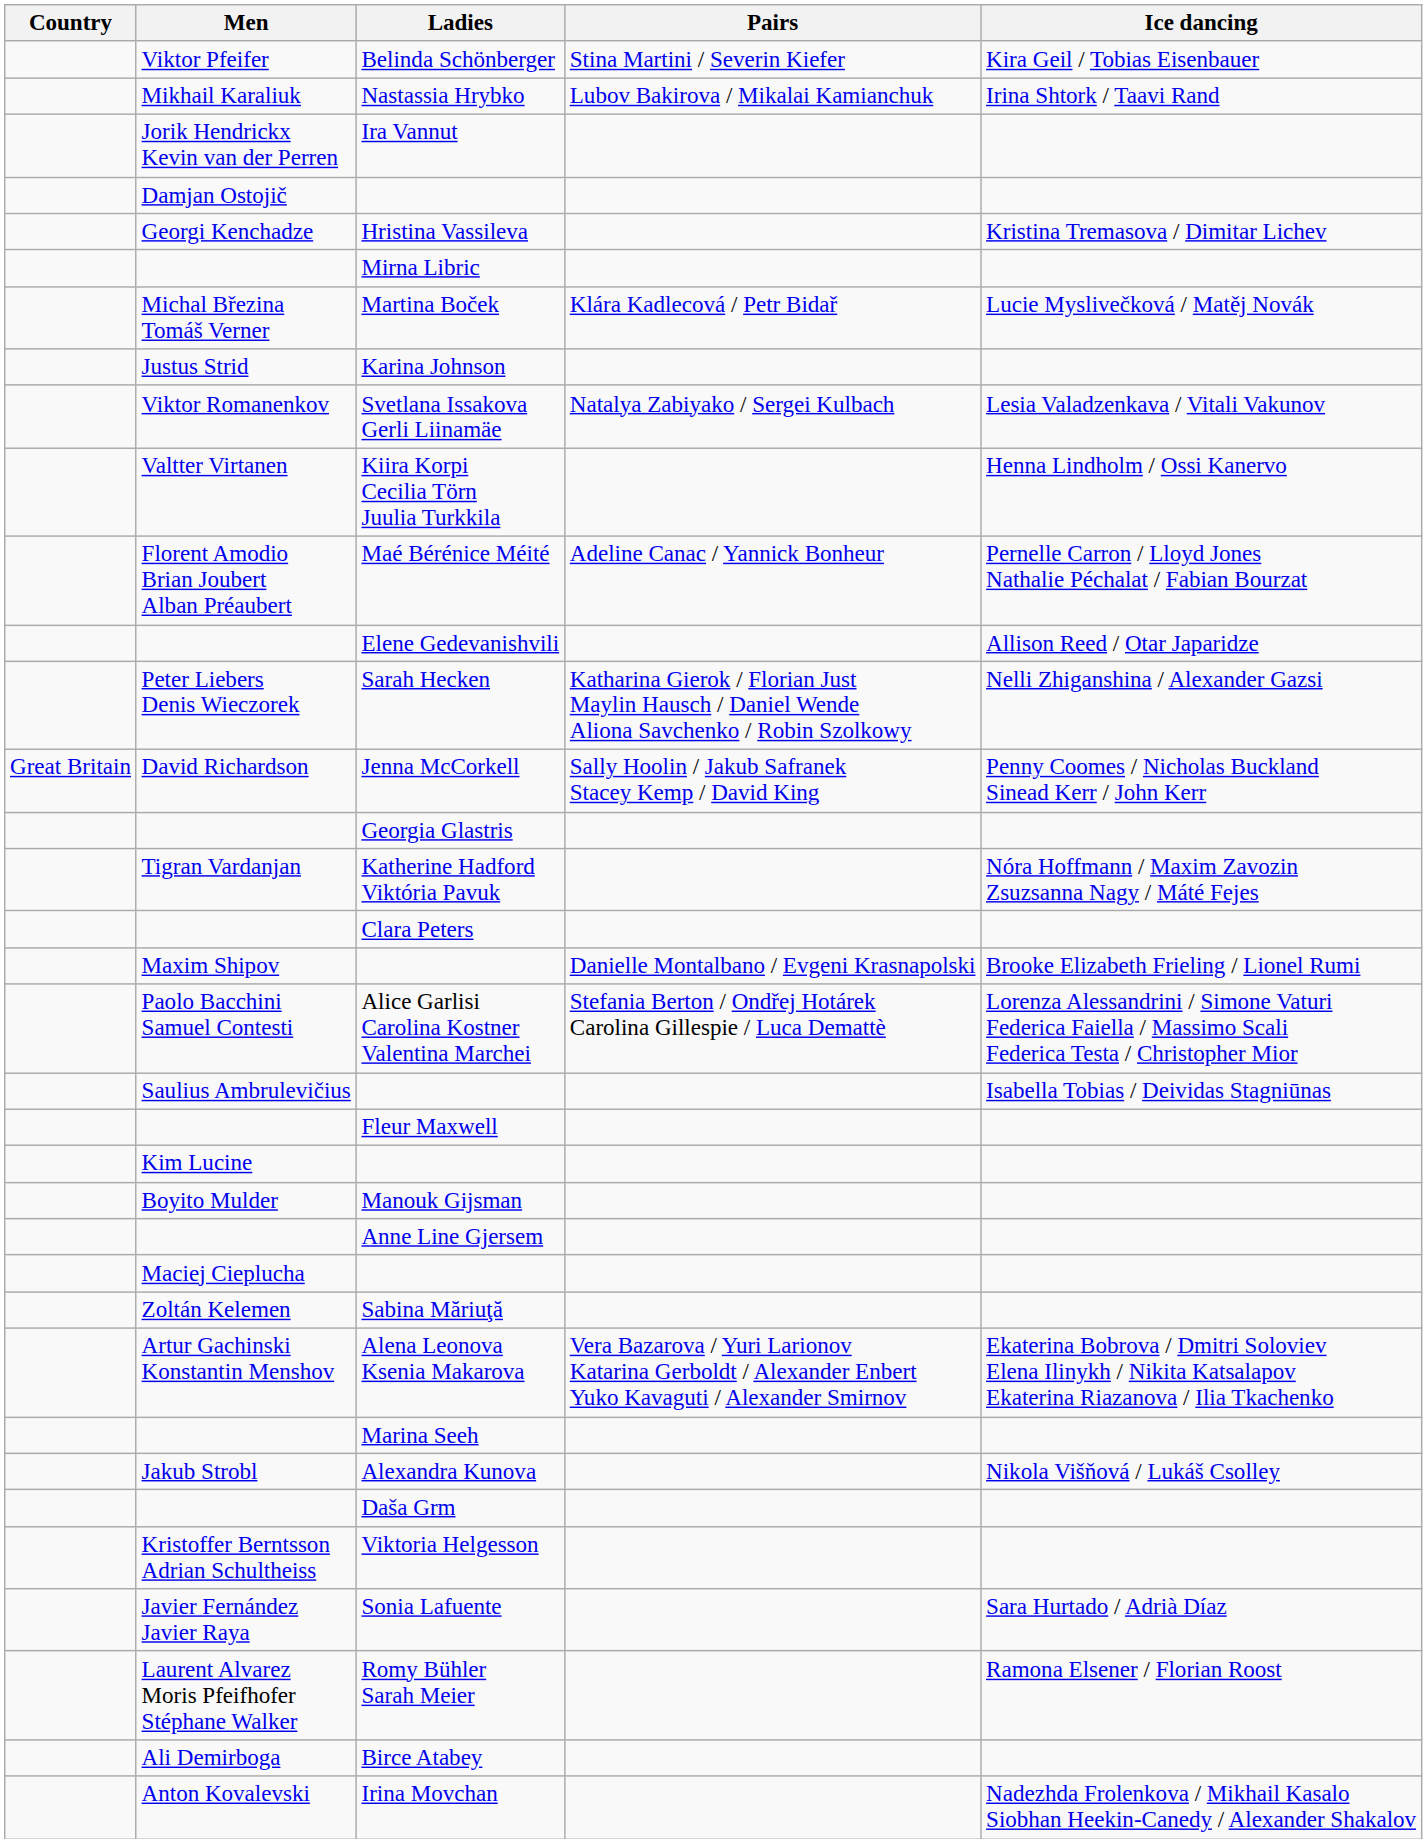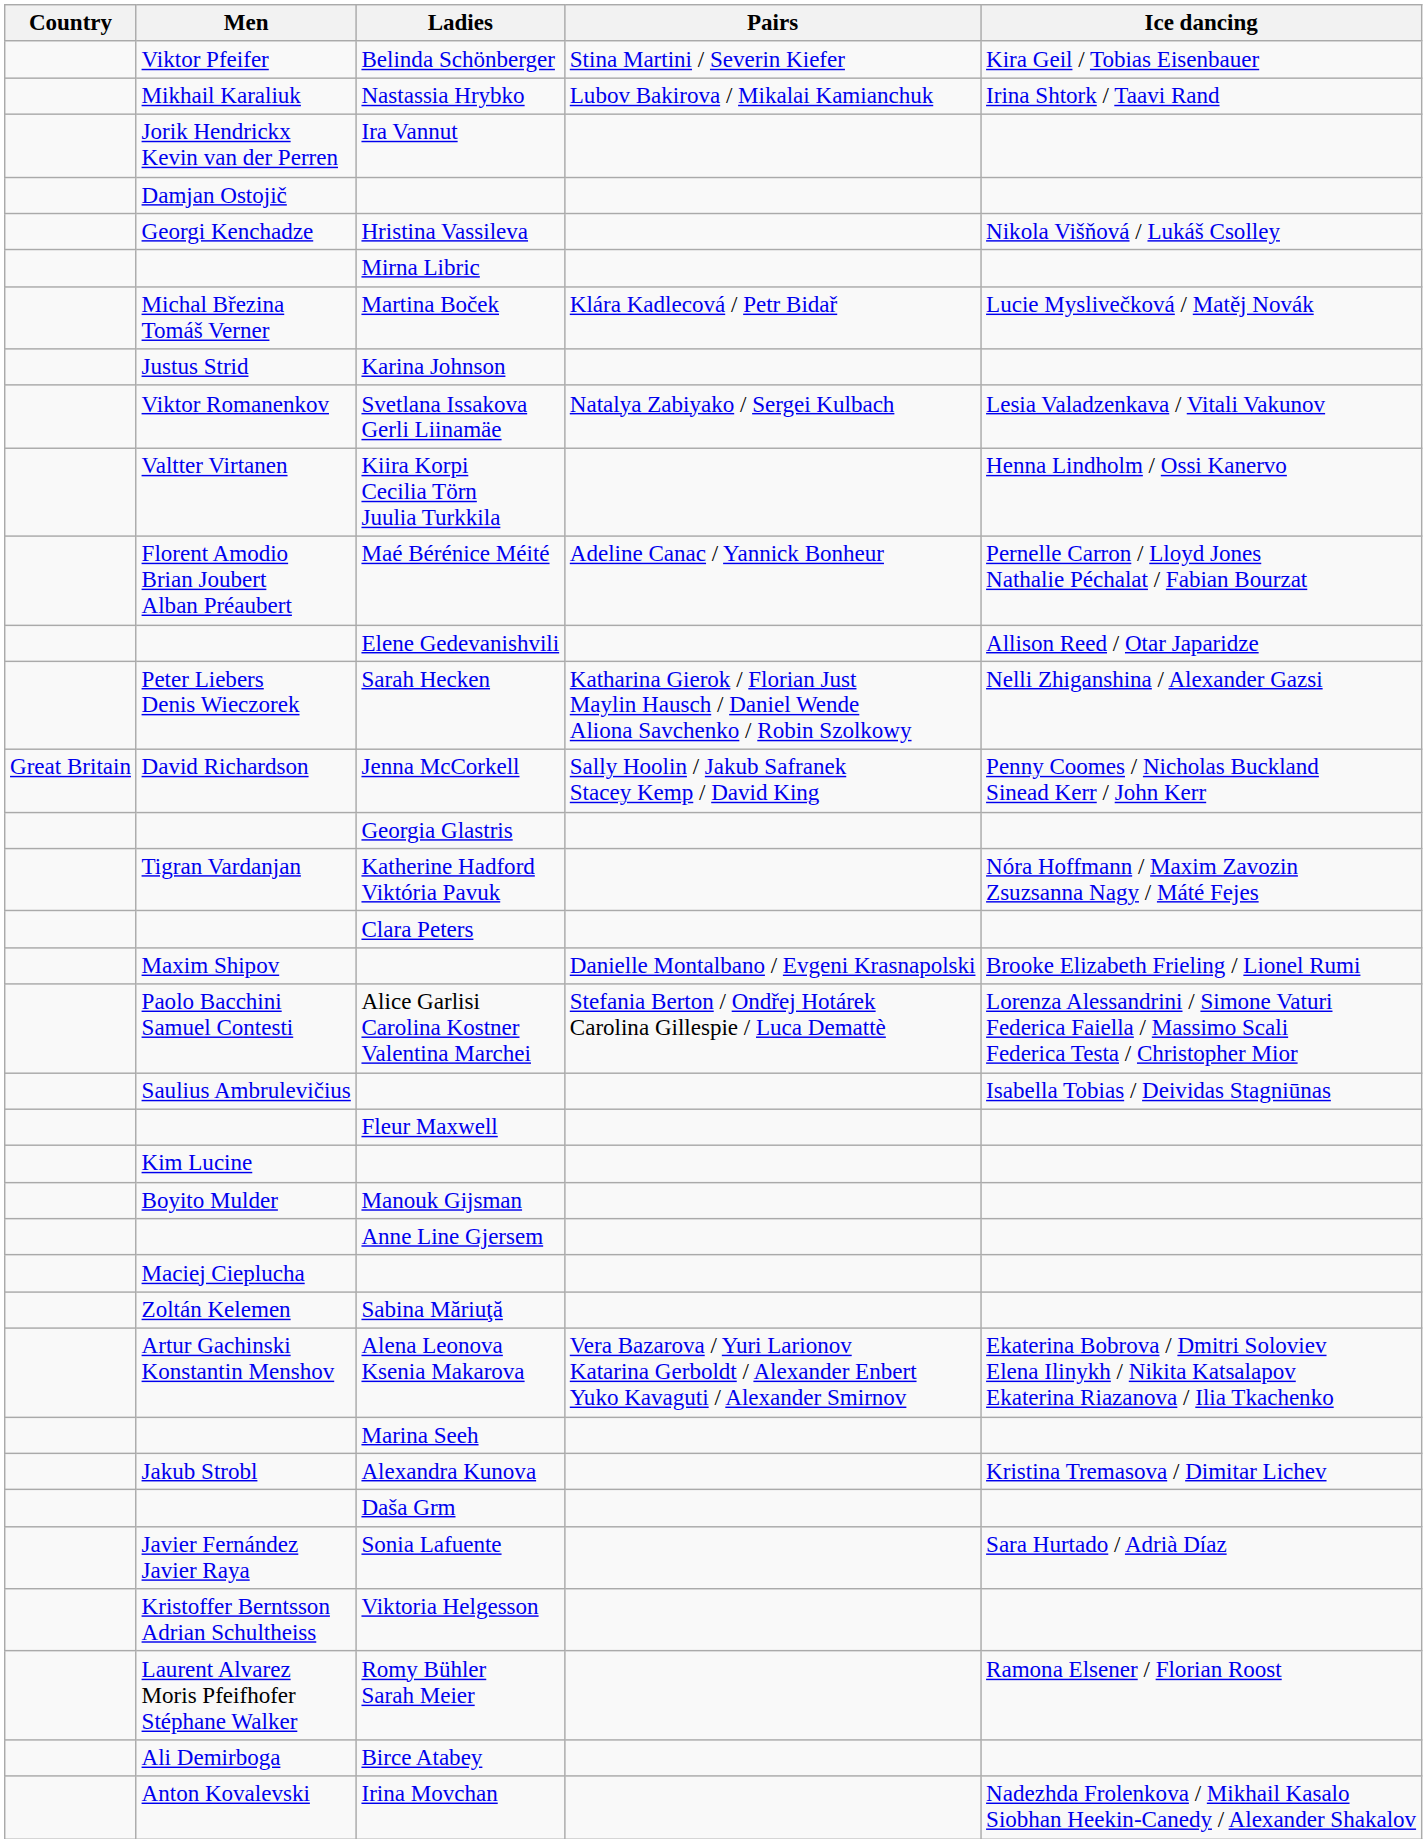(1156, 231) Kristina Tremasova / Dimitar Lichev -> (1133, 231) Nikola Višňová / Lukáš Csolley
(1133, 1471) Nikola Višňová / Lukáš Csolley -> (1156, 1471) Kristina Tremasova / Dimitar Lichev
rows swapped: (220, 1619) <-> (236, 1557)
